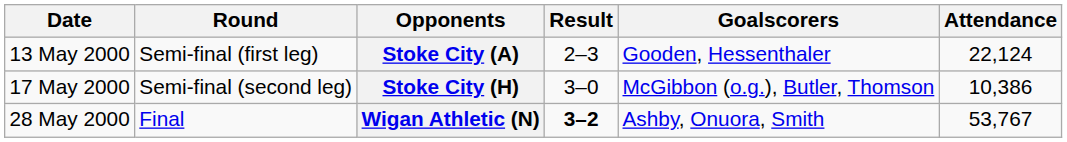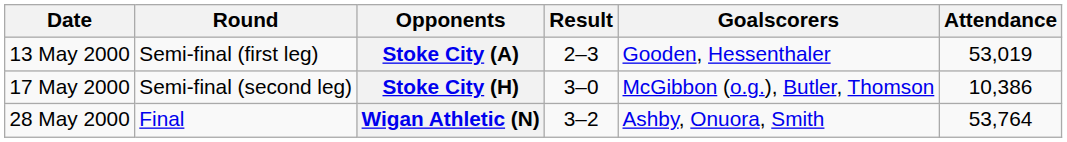(1001, 53) 22,124 -> (1001, 53) 53,019
(581, 119) bold -> (581, 119) normal
(1001, 119) 53,767 -> (1001, 119) 53,764
